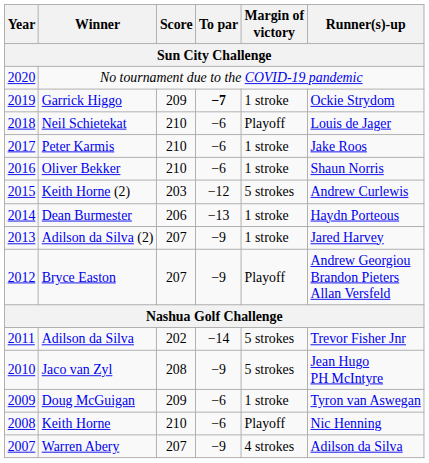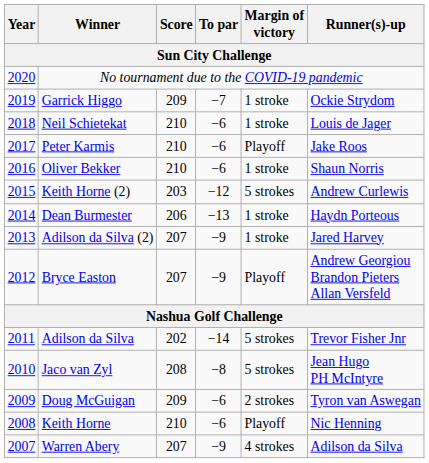(219, 100) bold -> (219, 100) normal
(265, 123) Playoff -> (267, 123) 1 stroke
(267, 146) 1 stroke -> (265, 146) Playoff
(219, 369) −9 -> (219, 369) −8
(267, 400) 1 stroke -> (269, 400) 2 strokes
